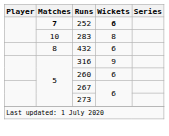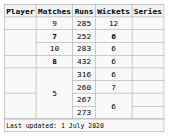+ row: (84, 23)
(114, 36) 8 -> (114, 49) 6
(54, 49) normal -> (54, 62) bold
(114, 62) 9 -> (114, 74) 6
(114, 74) 6 -> (114, 87) 7
